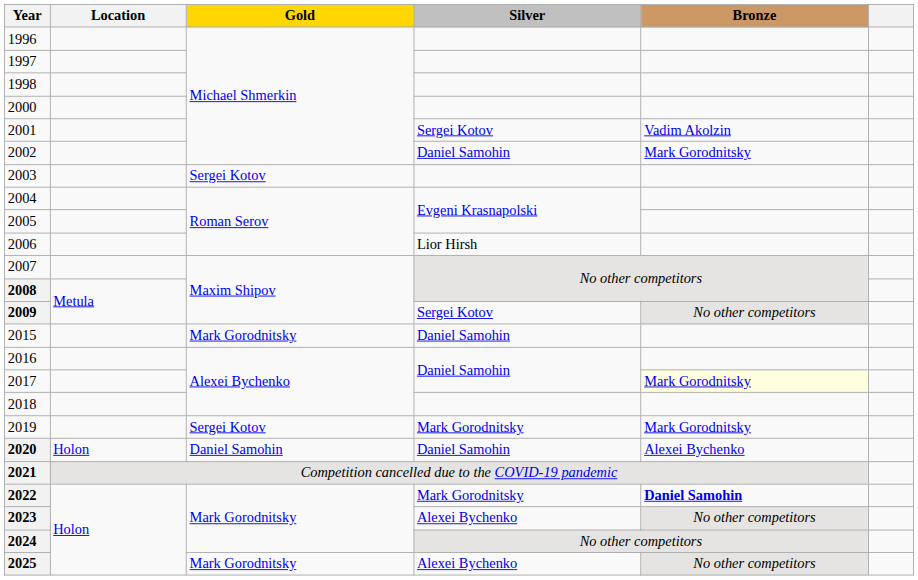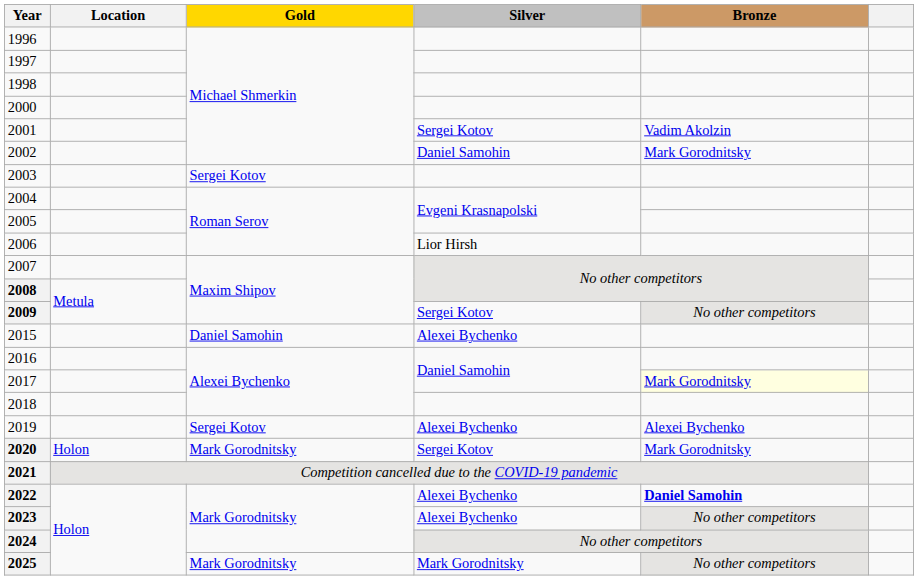(243, 335) Mark Gorodnitsky -> (236, 335) Daniel Samohin
(463, 335) Daniel Samohin -> (467, 335) Alexei Bychenko
(470, 426) Mark Gorodnitsky -> (467, 426) Alexei Bychenko
(698, 426) Mark Gorodnitsky -> (694, 426) Alexei Bychenko
(236, 449) Daniel Samohin -> (243, 449) Mark Gorodnitsky
(463, 449) Daniel Samohin -> (455, 449) Sergei Kotov
(694, 449) Alexei Bychenko -> (698, 449) Mark Gorodnitsky
(470, 495) Mark Gorodnitsky -> (467, 495) Alexei Bychenko
(467, 564) Alexei Bychenko -> (470, 564) Mark Gorodnitsky
